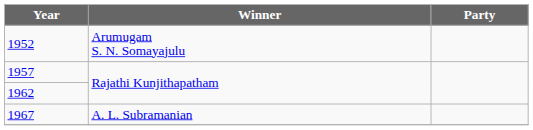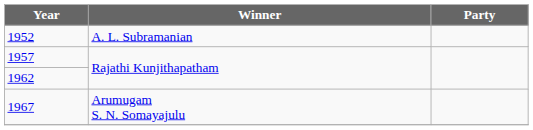(138, 43) Arumugam S. N. Somayajulu -> (142, 36) A. L. Subramanian
(142, 114) A. L. Subramanian -> (138, 106) Arumugam S. N. Somayajulu
